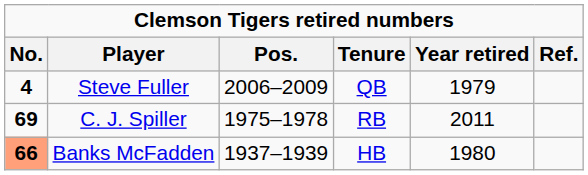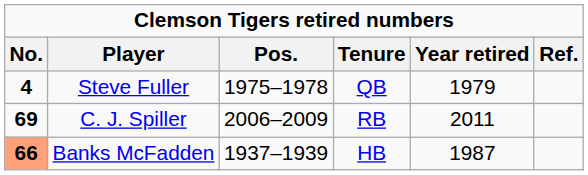(276, 86) 2006–2009 -> (276, 86) 1975–1978
(276, 119) 1975–1978 -> (276, 119) 2006–2009
(472, 152) 1980 -> (472, 152) 1987
